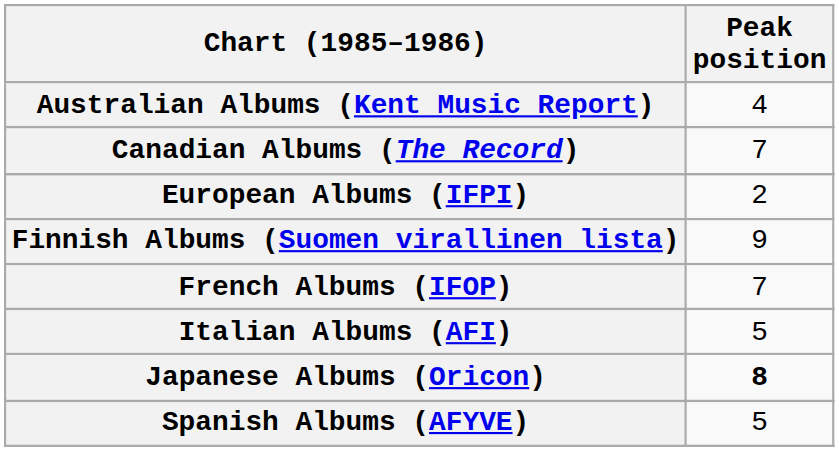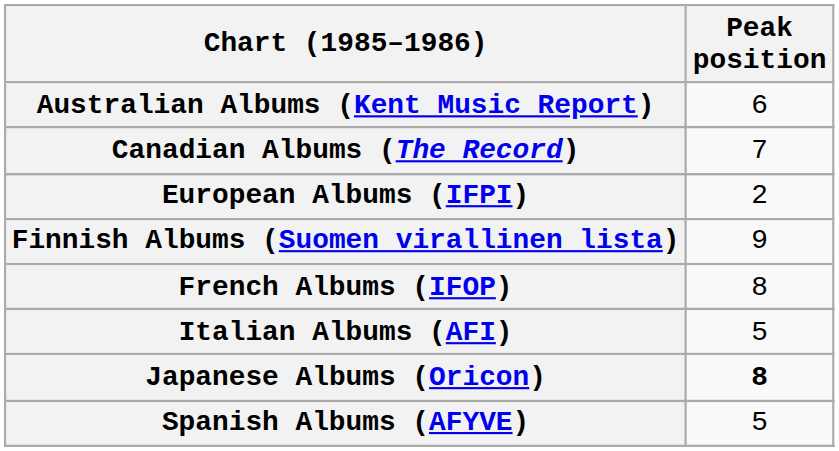(760, 105) 4 -> (760, 105) 6
(760, 287) 7 -> (760, 287) 8
